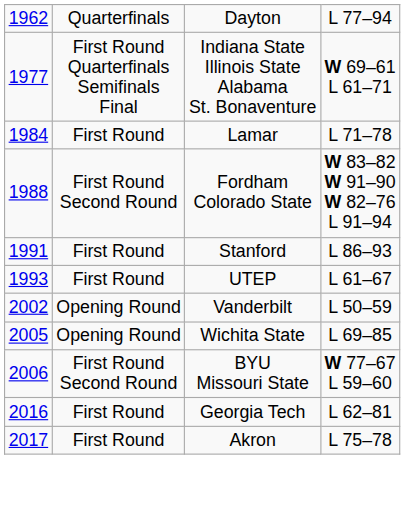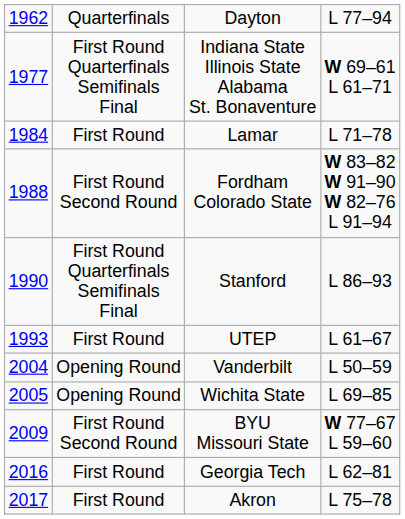(28, 251) 1991 -> (28, 281) 1990
(119, 251) First Round -> (119, 281) First Round Quarterfinals Semifinals Final
(28, 307) 2002 -> (28, 367) 2004
(28, 373) 2006 -> (28, 433) 2009
